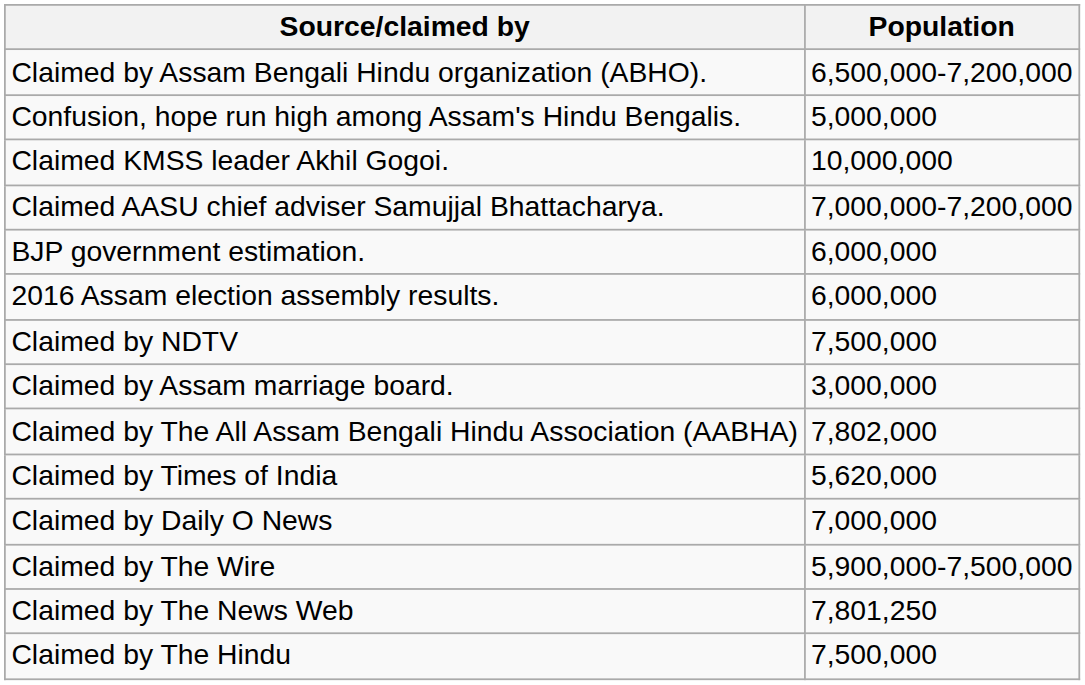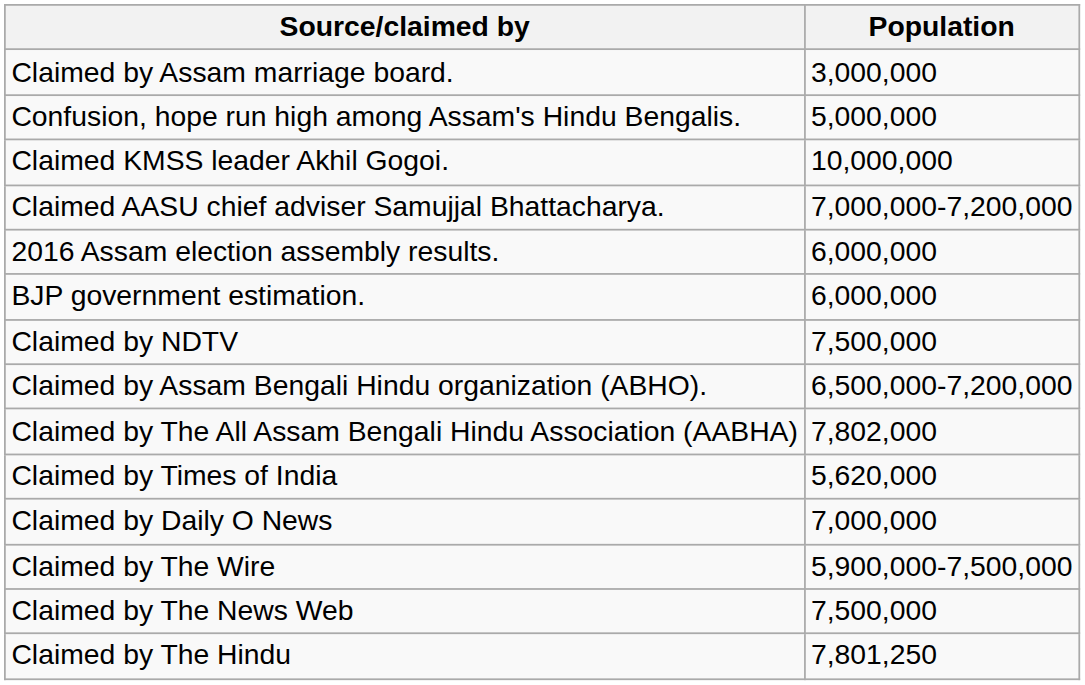rows swapped: (233, 386) <-> (359, 71)
rows swapped: (188, 251) <-> (255, 296)
(874, 610) 7,801,250 -> (874, 610) 7,500,000
(874, 655) 7,500,000 -> (874, 655) 7,801,250
